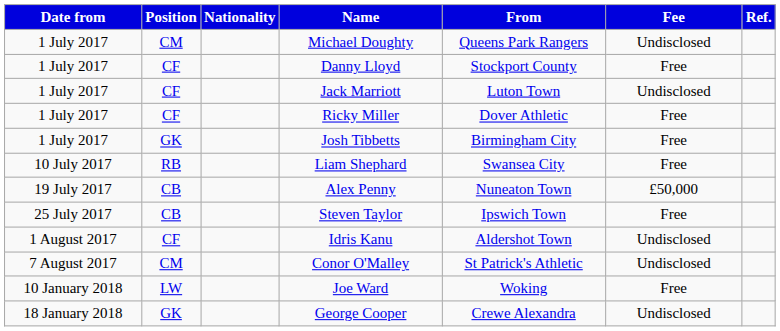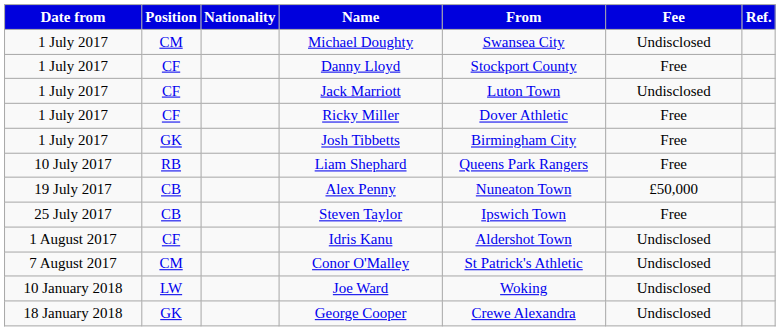(524, 41) Queens Park Rangers -> (524, 41) Swansea City
(524, 165) Swansea City -> (524, 165) Queens Park Rangers
(674, 288) Free -> (674, 288) Undisclosed
